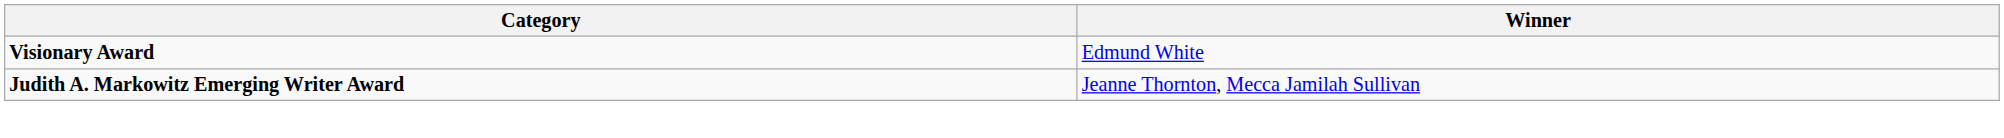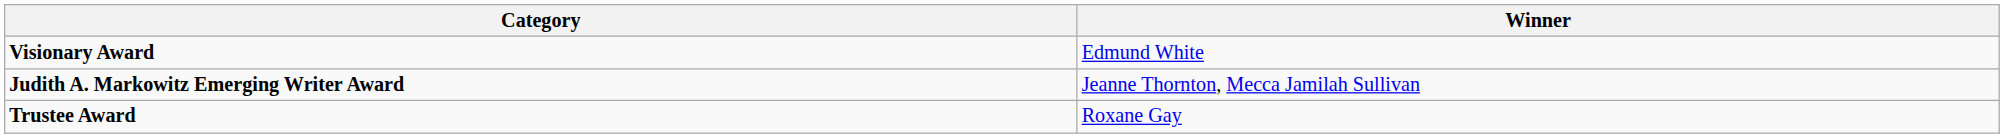+ row: (72, 116)
